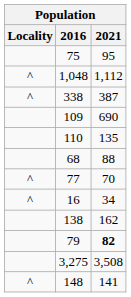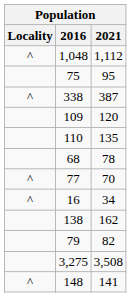rows swapped: (73, 55) <-> (73, 76)
(108, 117) 690 -> (108, 117) 120
(108, 158) 88 -> (108, 158) 78
(108, 240) bold -> (108, 240) normal
